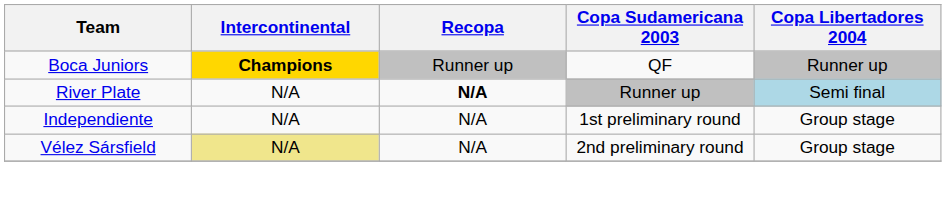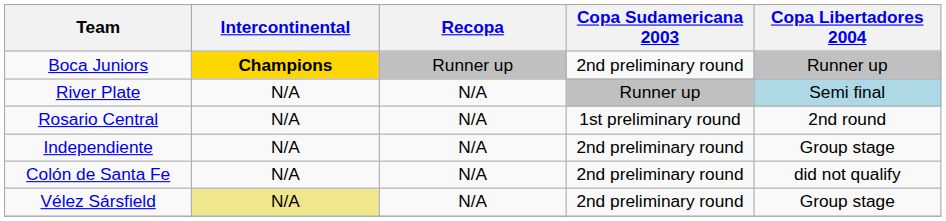(660, 65) QF -> (660, 65) 2nd preliminary round
(473, 92) bold -> (473, 92) normal
+ row: (98, 119)
(660, 119) 1st preliminary round -> (660, 147) 2nd preliminary round
+ row: (98, 174)
